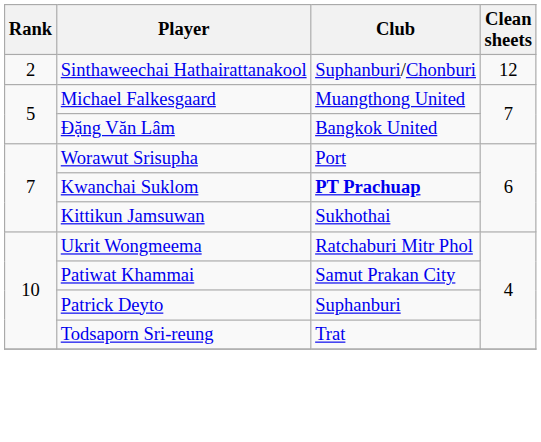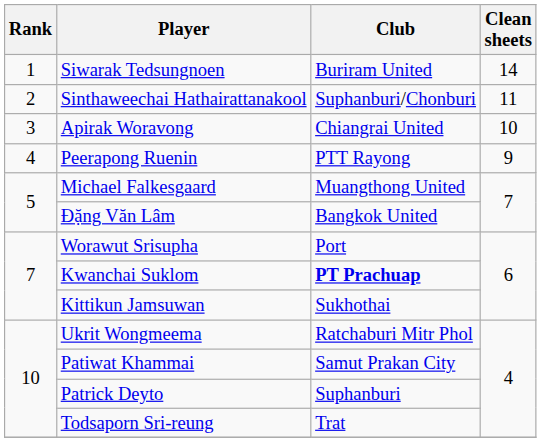+ row: (143, 69)
(508, 69) 12 -> (508, 98) 11
+ row: (127, 128)
+ row: (129, 157)
